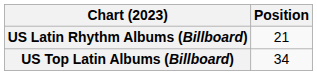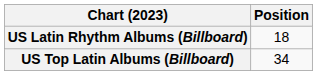(282, 37) 21 -> (282, 37) 18
